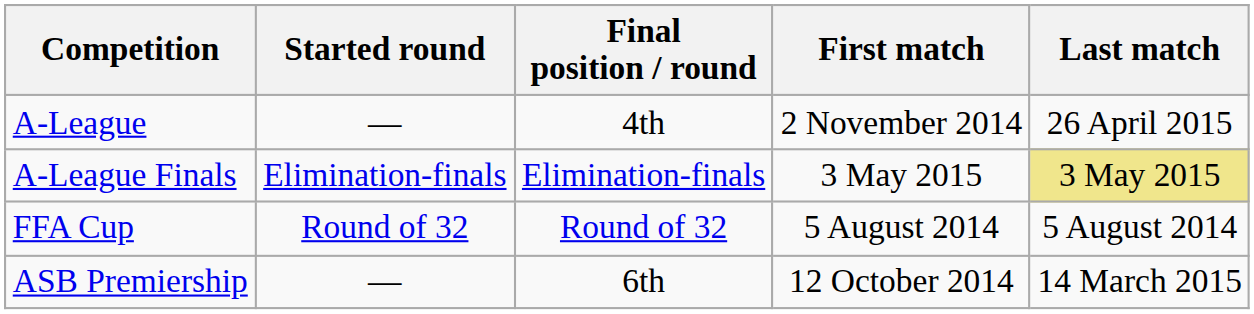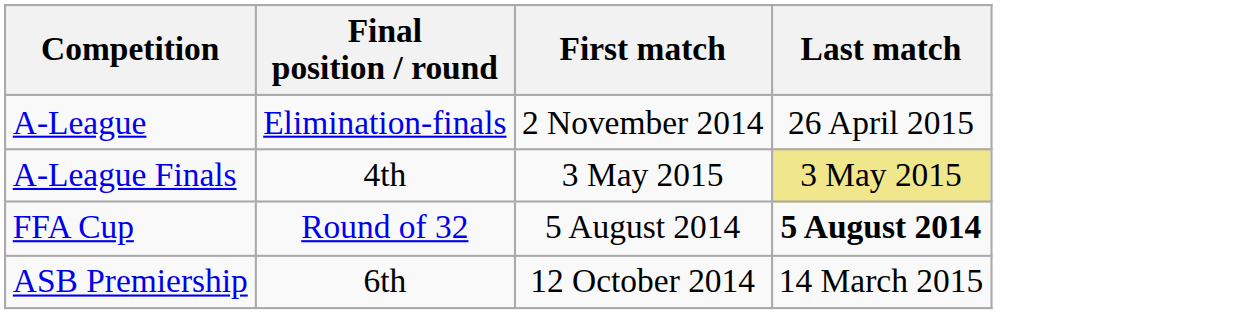- column: (385, 49)
(644, 121) 4th -> (385, 121) Elimination-finals
(644, 174) Elimination-finals -> (385, 174) 4th
(1140, 227) normal -> (881, 227) bold
